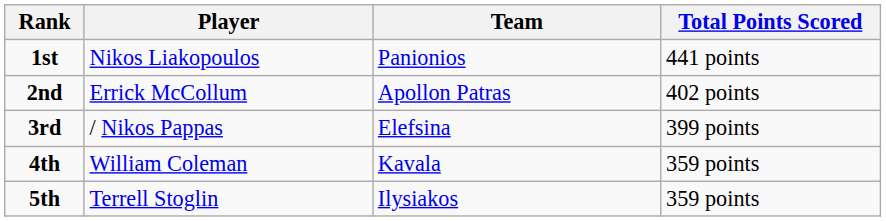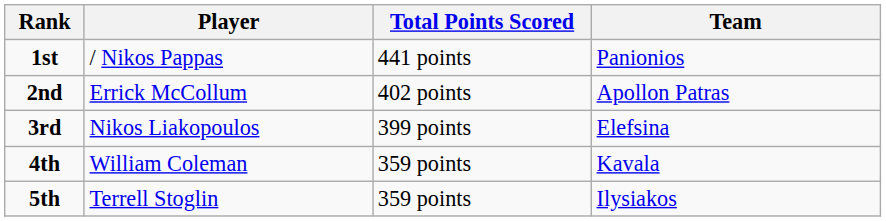columns swapped: (517, 22) <-> (770, 22)
(175, 57) Nikos Liakopoulos -> (156, 57) / Nikos Pappas
(156, 127) / Nikos Pappas -> (175, 127) Nikos Liakopoulos
